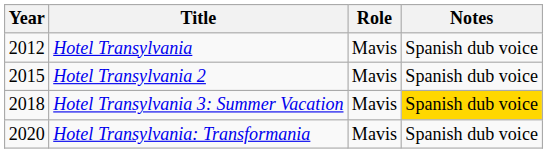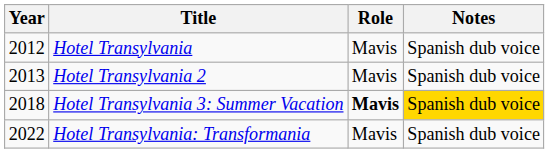(27, 76) 2015 -> (27, 76) 2013
(374, 104) normal -> (375, 104) bold
(27, 133) 2020 -> (27, 133) 2022
